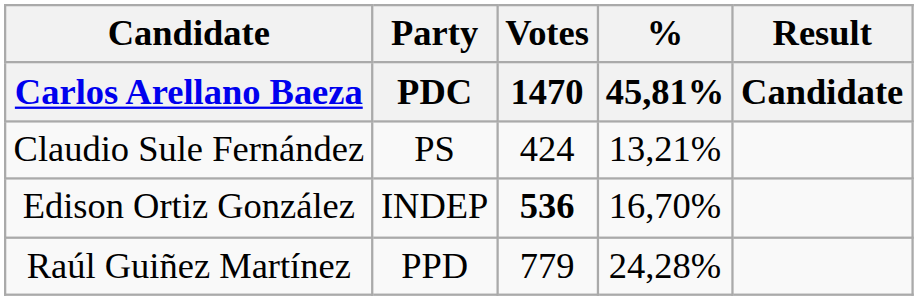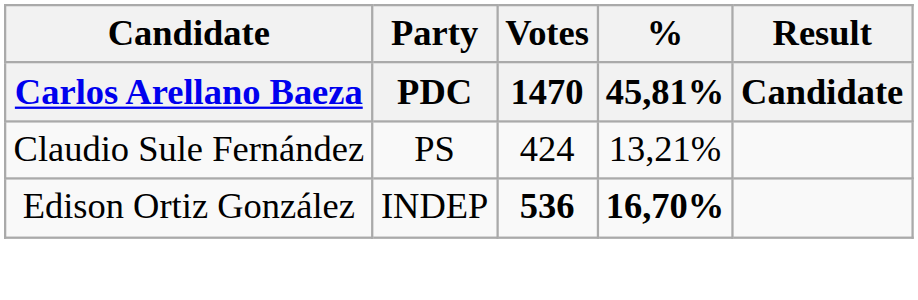(665, 206) normal -> (665, 206) bold
- row: (189, 264)
